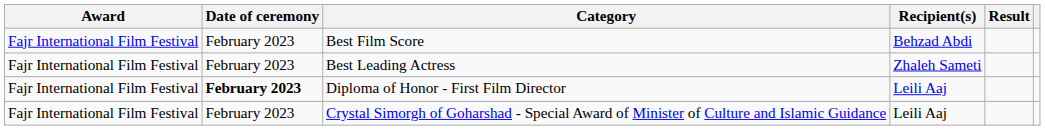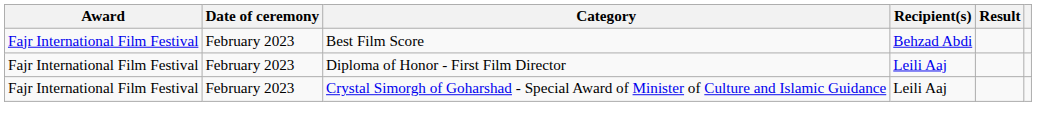- row: (391, 64)
(253, 88) bold -> (250, 64) normal
